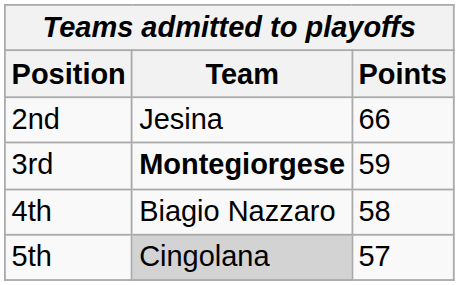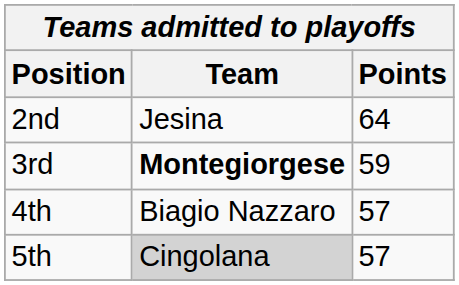(375, 119) 66 -> (375, 119) 64
(375, 211) 58 -> (375, 211) 57
